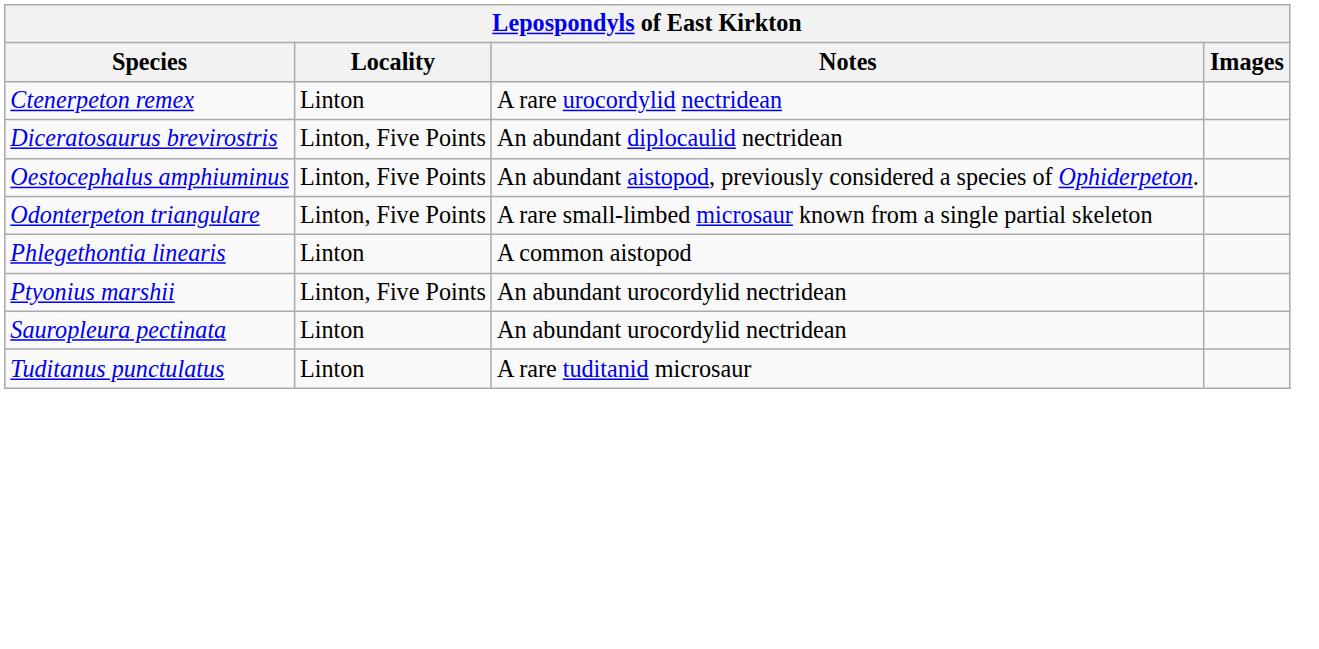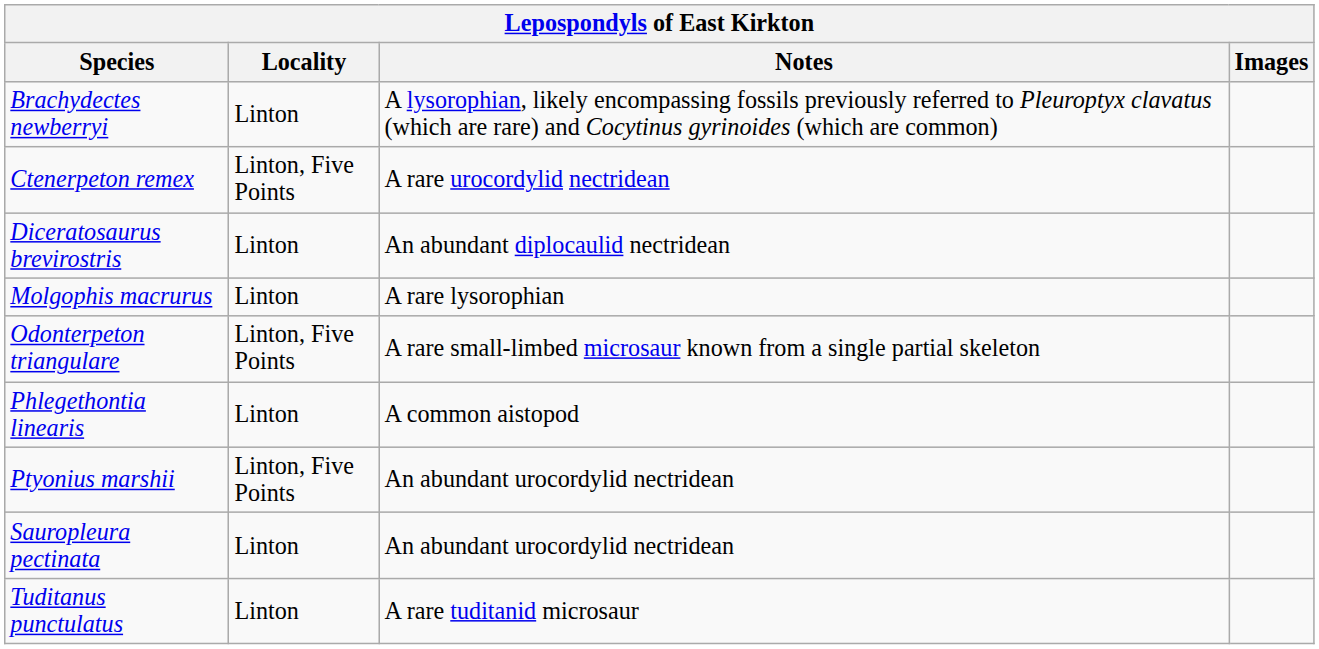+ row: (75, 113)
(332, 100) Linton -> (294, 179) Linton, Five Points
(393, 138) Linton, Five Points -> (267, 244) Linton
+ row: (111, 296)
- row: (150, 176)
